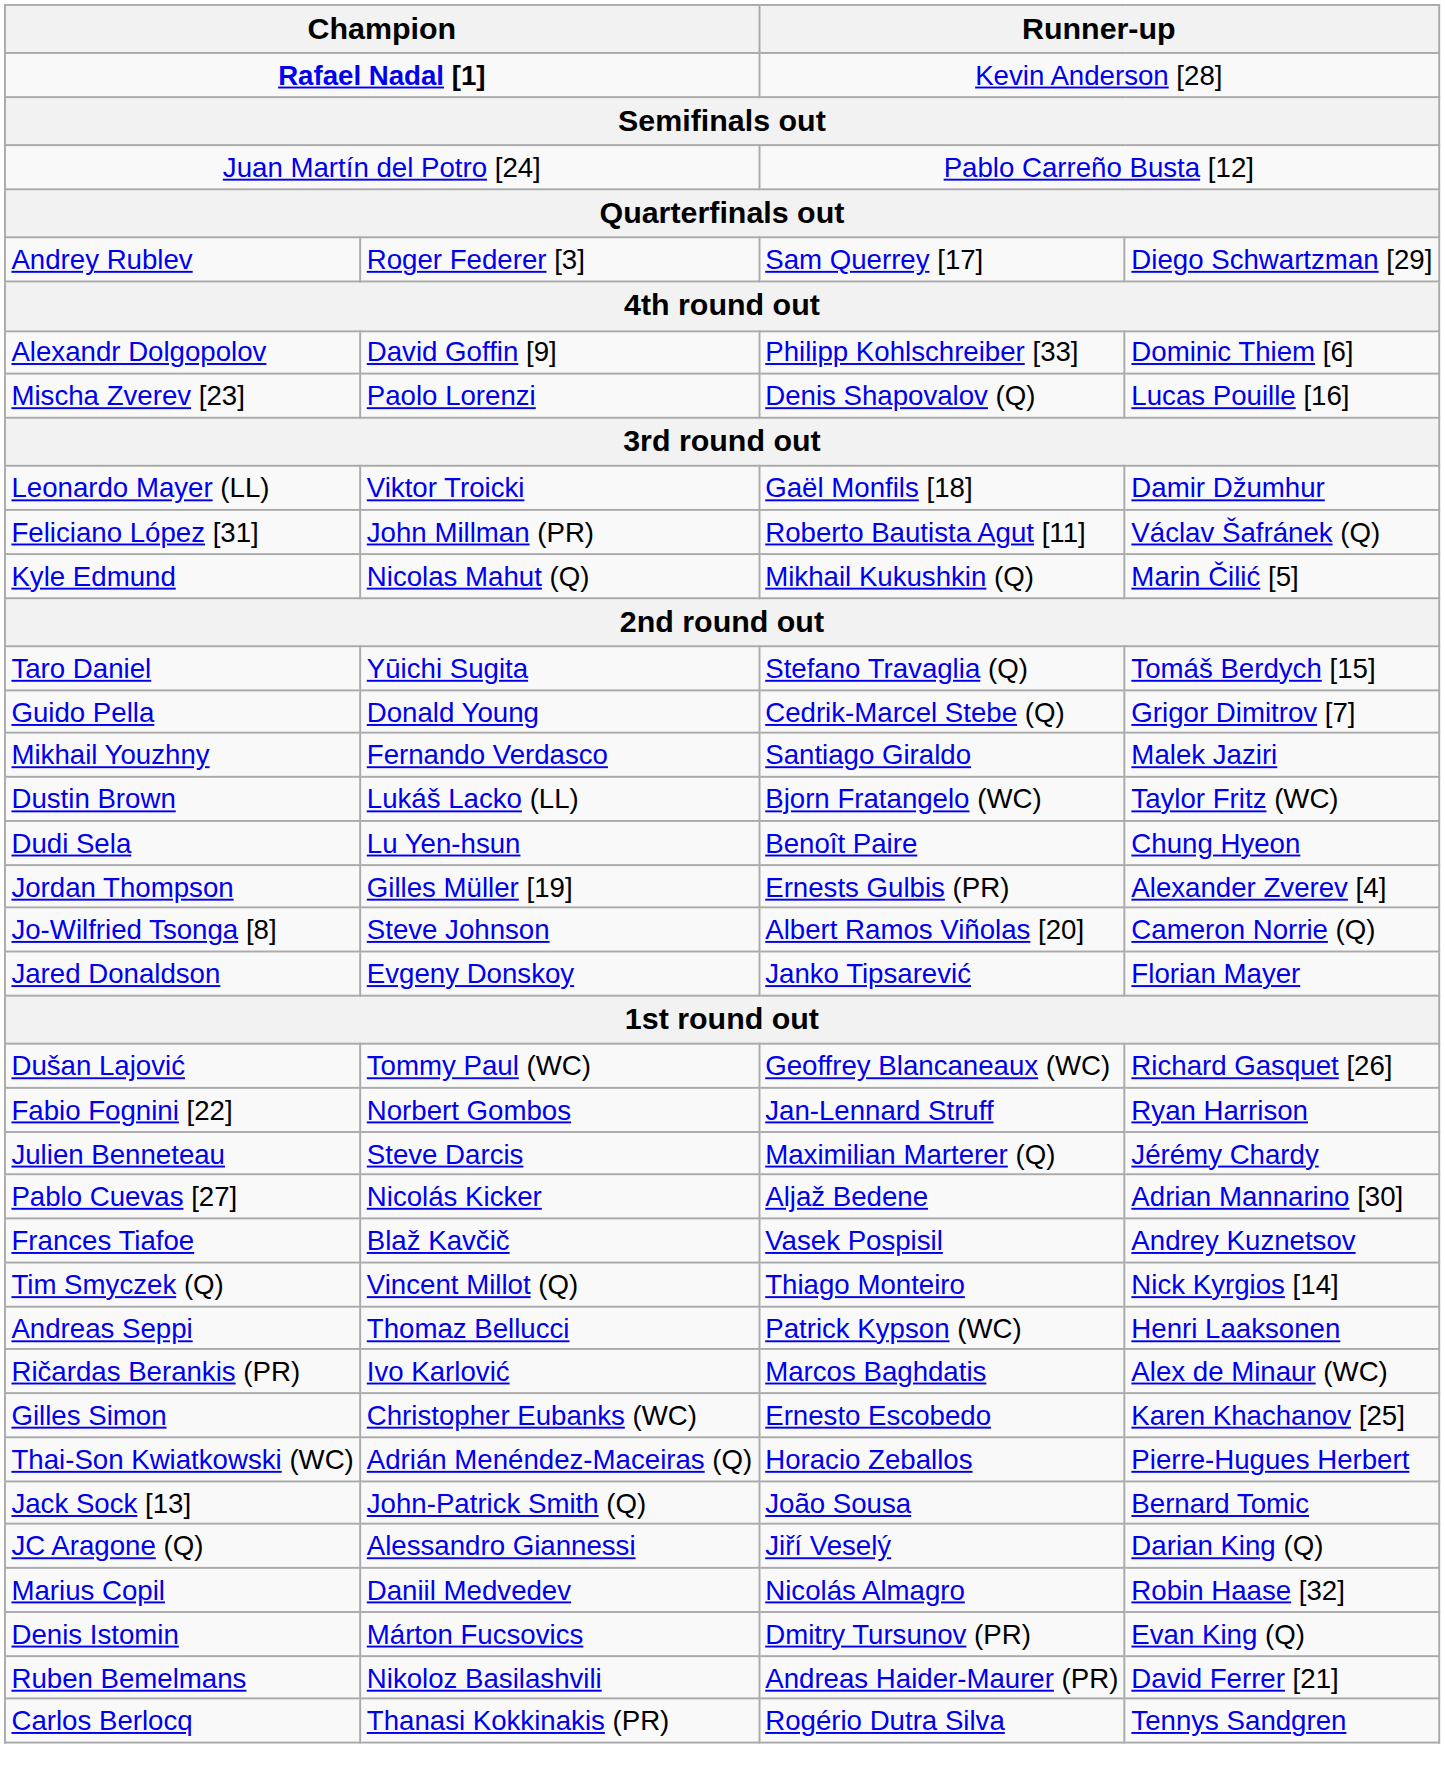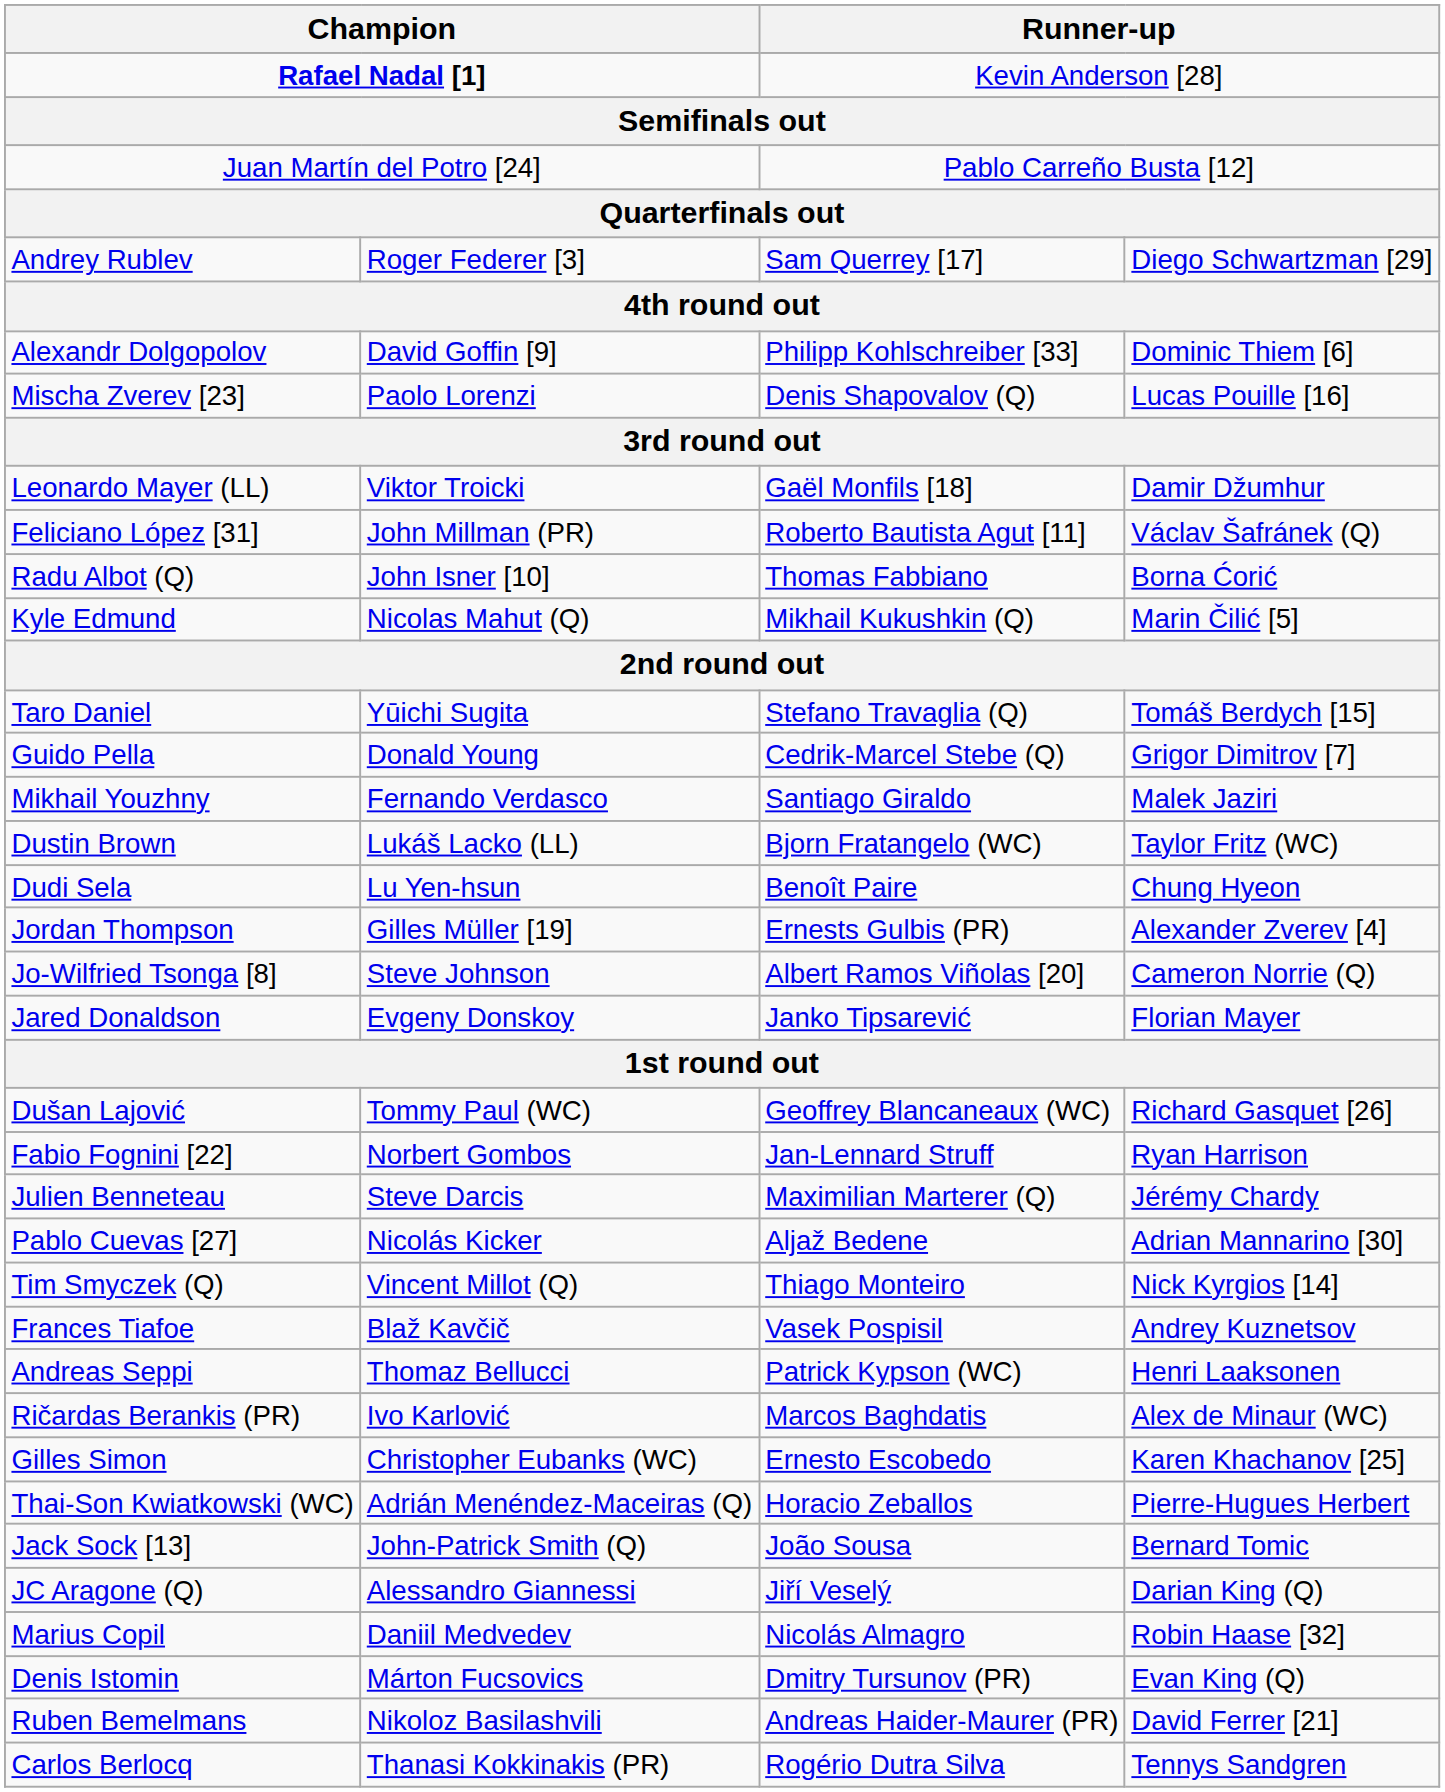+ row: (103, 576)
rows swapped: (103, 1241) <-> (118, 1285)
